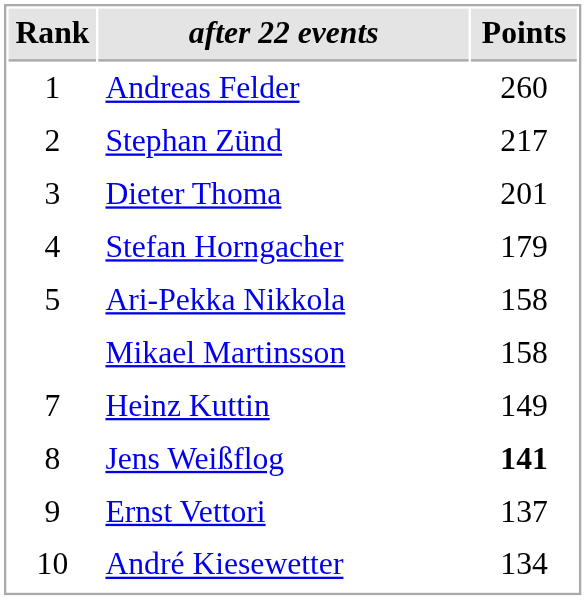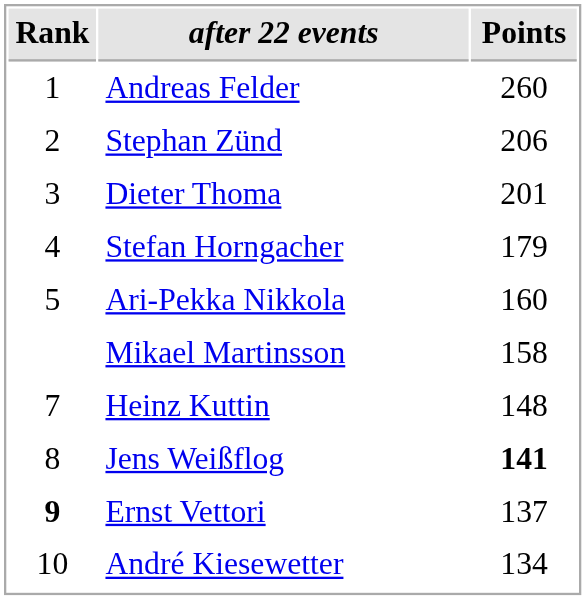(524, 141) 217 -> (524, 141) 206
(524, 300) 158 -> (524, 300) 160
(524, 405) 149 -> (524, 405) 148
(52, 511) normal -> (52, 511) bold
